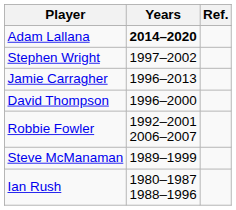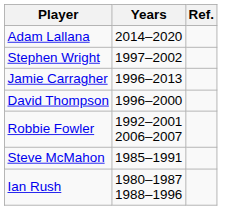(163, 36) bold -> (149, 36) normal
- row: (65, 158)
+ row: (56, 158)
